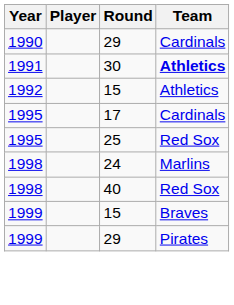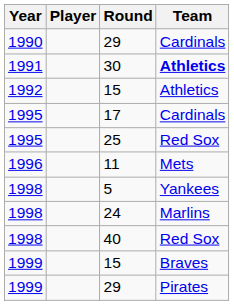+ row: (25, 164)
+ row: (25, 189)
